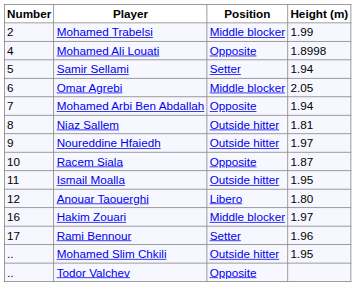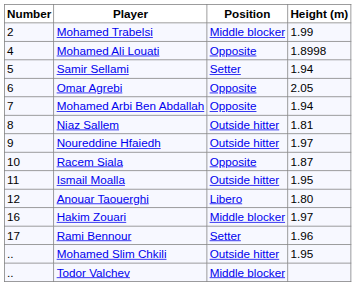(247, 88) Middle blocker -> (233, 88) Opposite
(233, 272) Opposite -> (247, 272) Middle blocker
